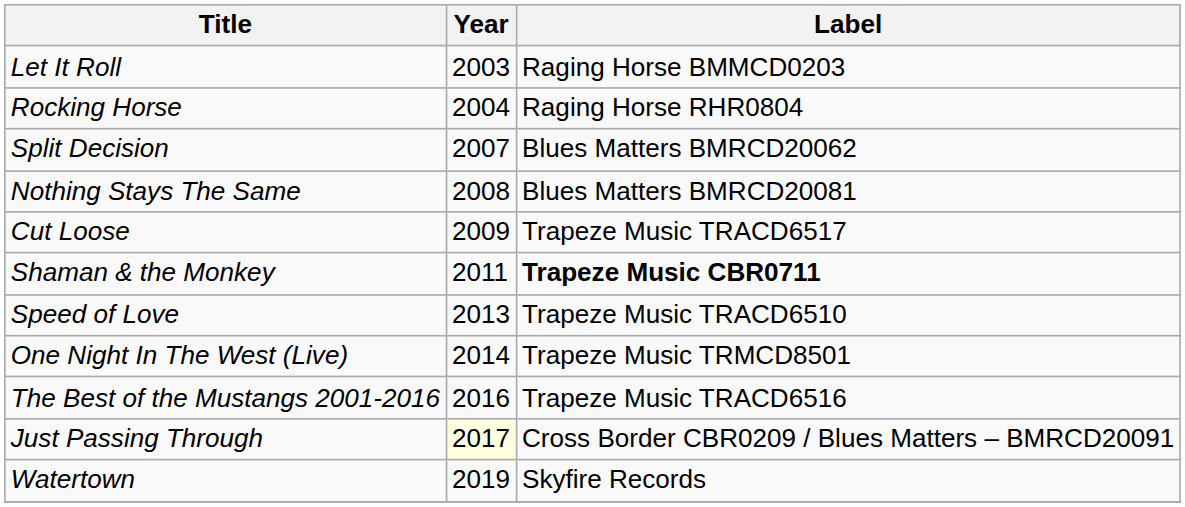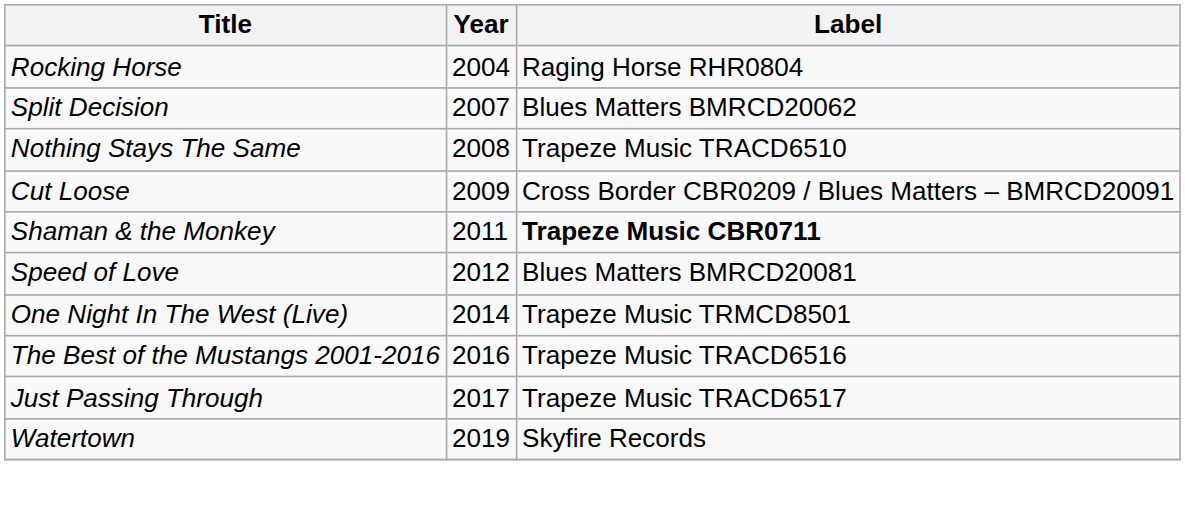- row: (66, 66)
(689, 190) Blues Matters BMRCD20081 -> (684, 149) Trapeze Music TRACD6510
(684, 231) Trapeze Music TRACD6517 -> (848, 190) Cross Border CBR0209 / Blues Matters – BMRCD20091
(481, 314) 2013 -> (481, 273) 2012
(684, 314) Trapeze Music TRACD6510 -> (689, 273) Blues Matters BMRCD20081
(481, 438) lightyellow background -> (481, 397) no background
(848, 438) Cross Border CBR0209 / Blues Matters – BMRCD20091 -> (684, 397) Trapeze Music TRACD6517
